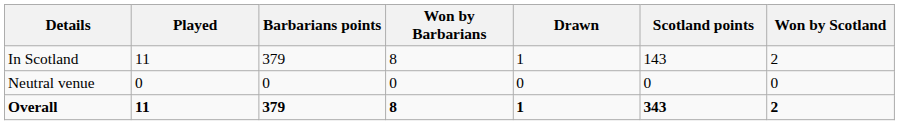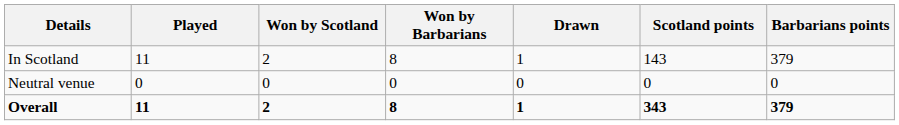columns swapped: (830, 25) <-> (322, 25)
